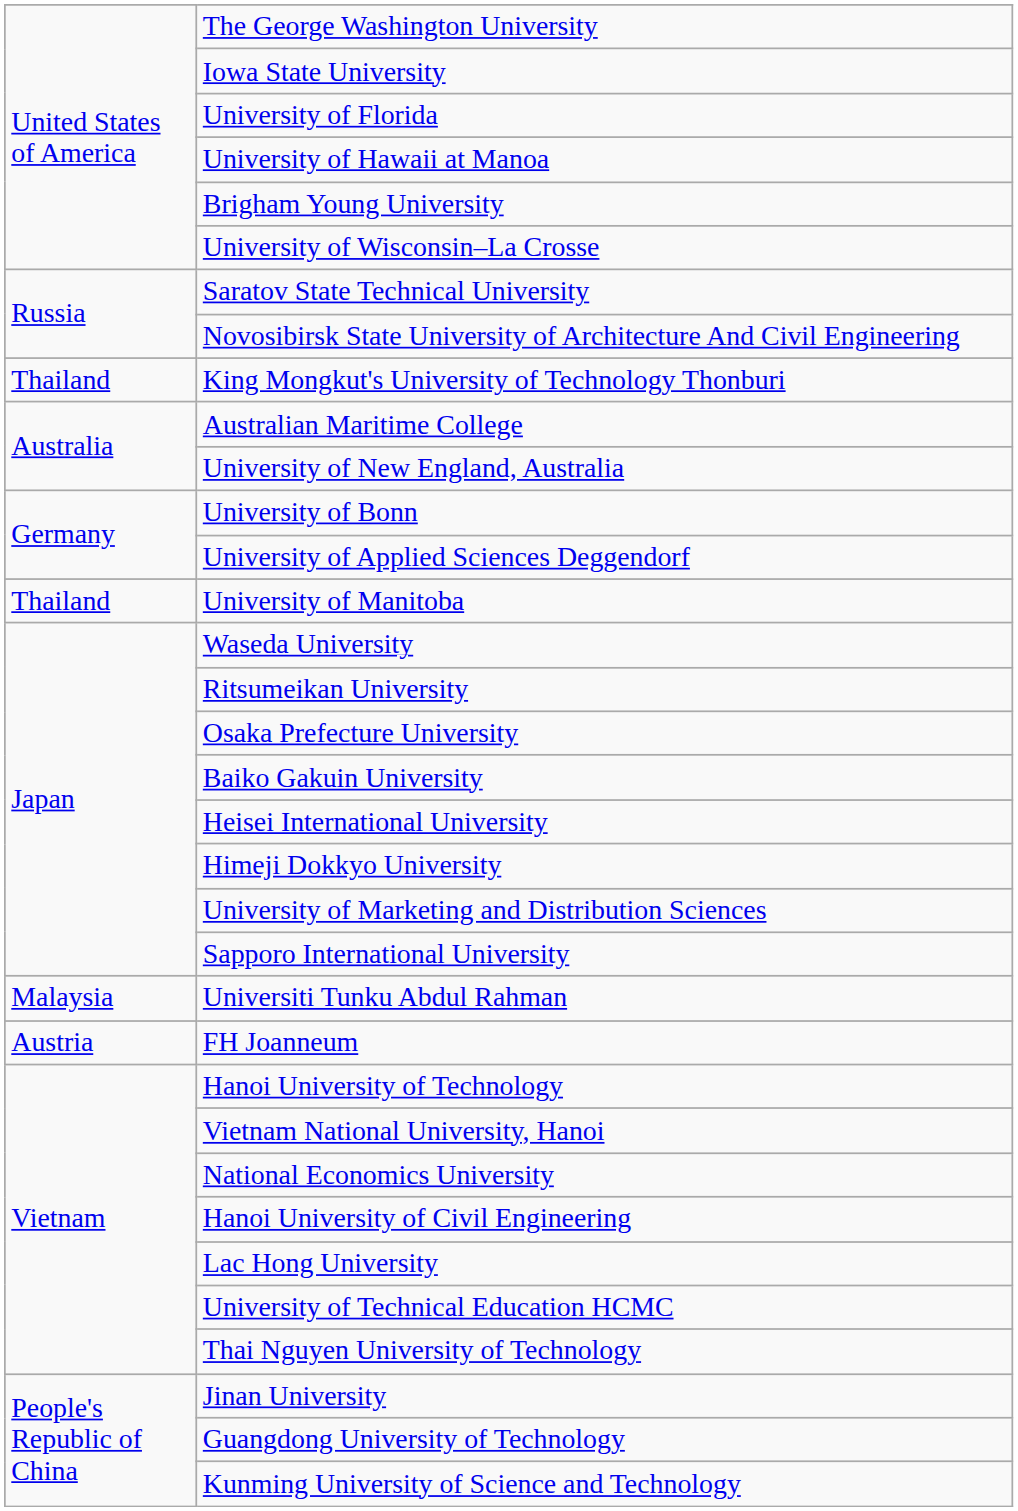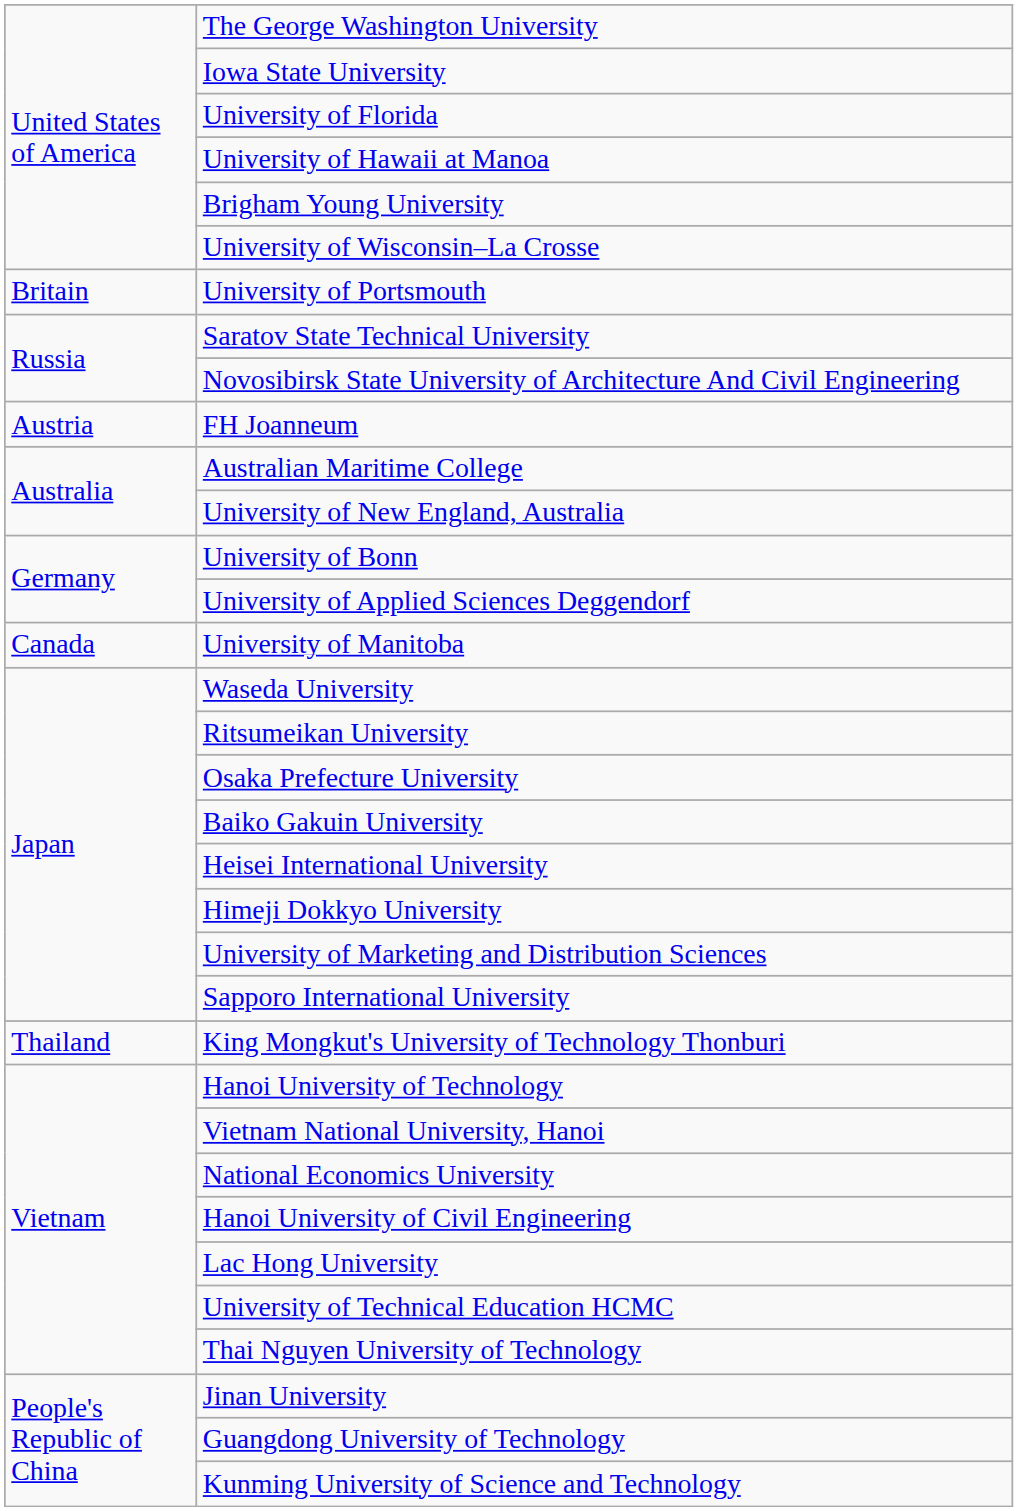+ row: (344, 291)
rows swapped: (281, 1042) <-> (494, 379)
(61, 600) Thailand -> (53, 644) Canada
- row: (385, 997)
